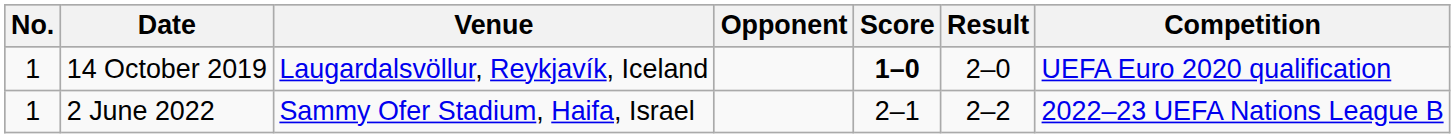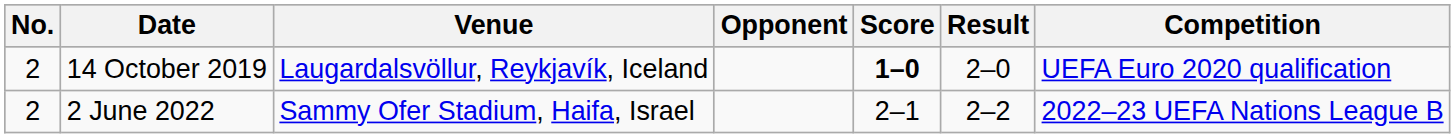(33, 68) 1 -> (33, 68) 2
(33, 111) 1 -> (33, 111) 2
